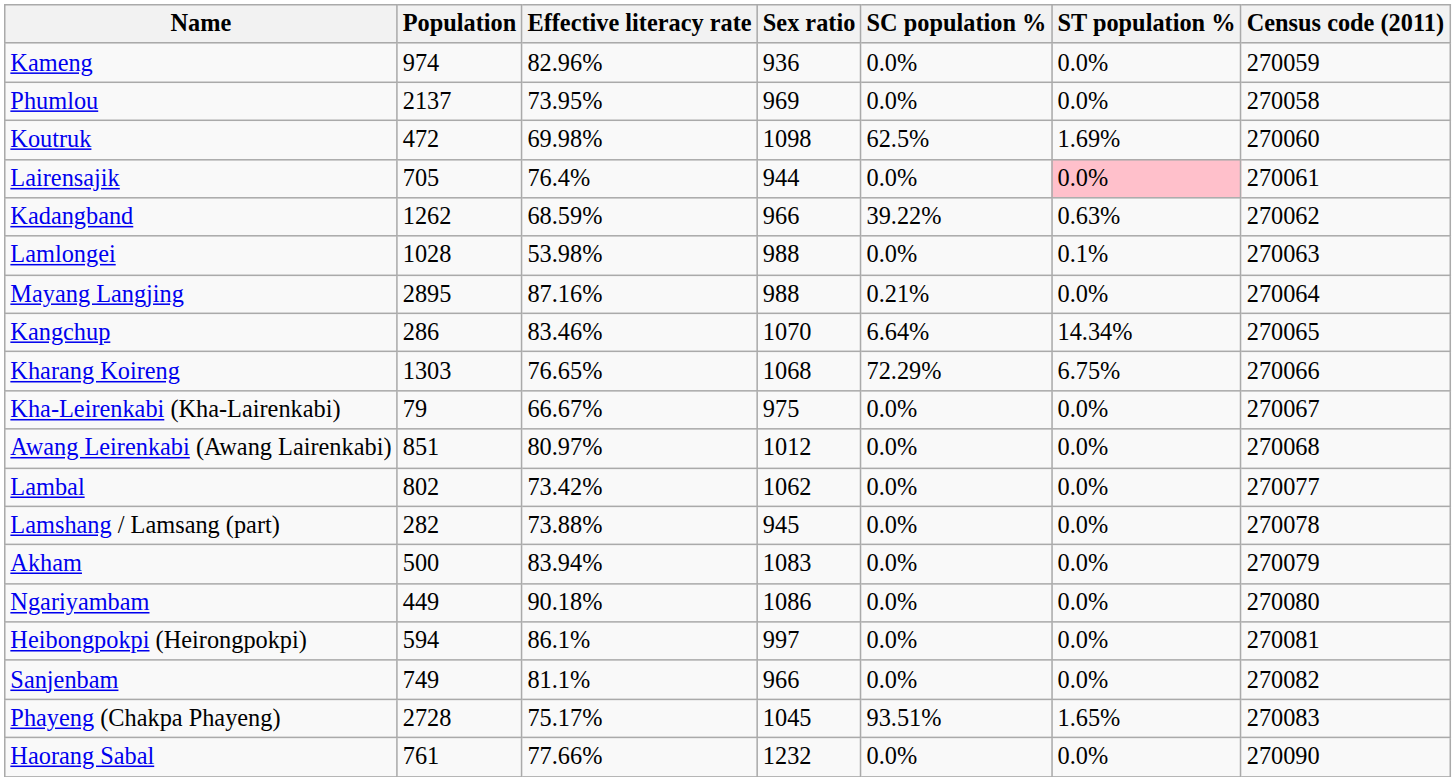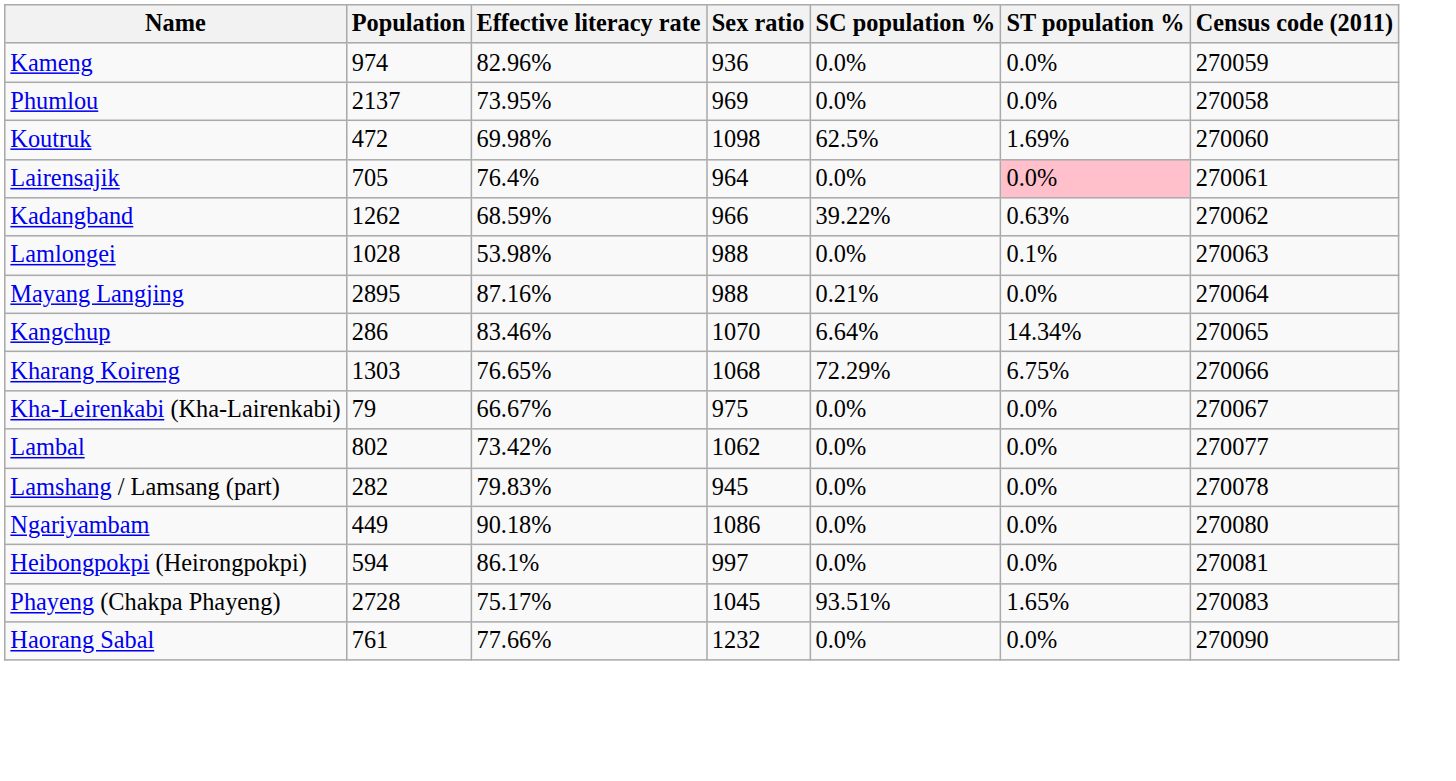(781, 178) 944 -> (730, 178) 964
- row: (201, 448)
(565, 525) 73.88% -> (514, 486) 79.83%
- row: (46, 563)
- row: (64, 679)
